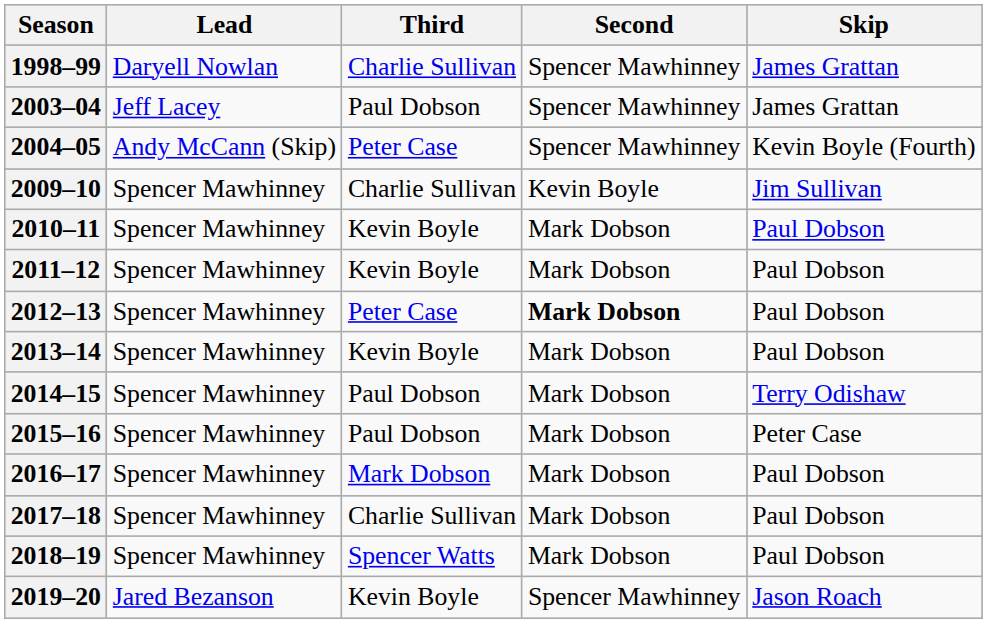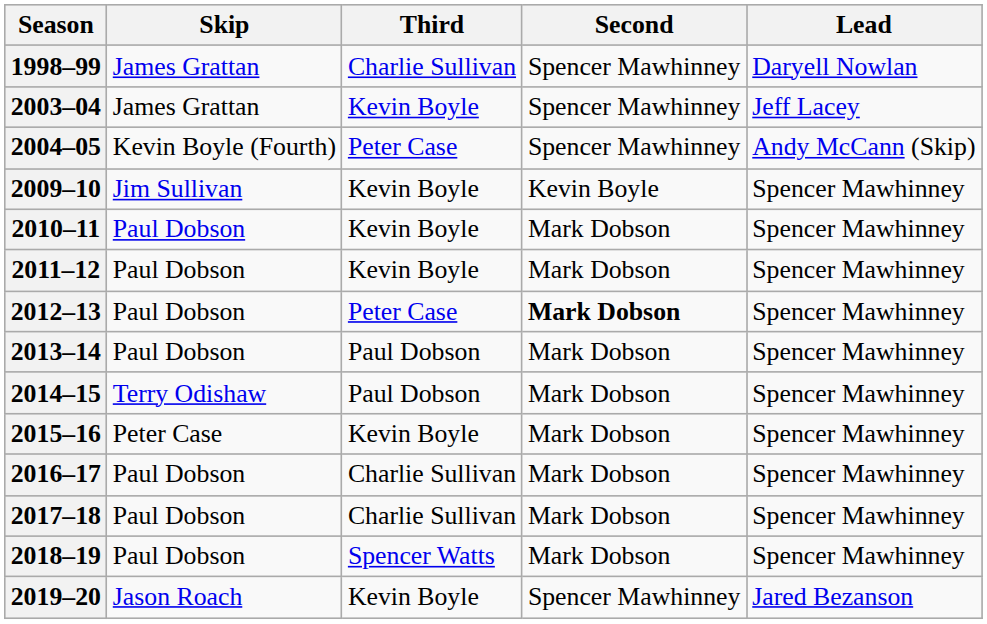columns swapped: (864, 24) <-> (224, 24)
(414, 106) Paul Dobson -> (413, 106) Kevin Boyle
(432, 188) Charlie Sullivan -> (413, 188) Kevin Boyle
(413, 351) Kevin Boyle -> (414, 351) Paul Dobson
(414, 433) Paul Dobson -> (413, 433) Kevin Boyle
(419, 474) Mark Dobson -> (432, 474) Charlie Sullivan
